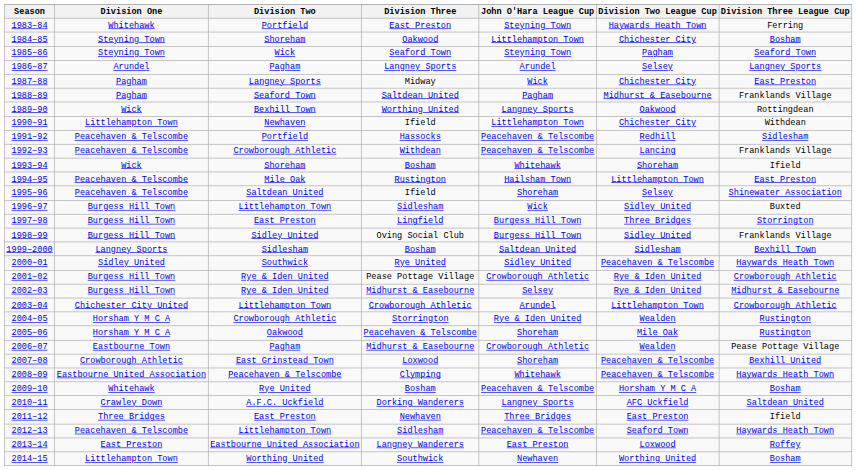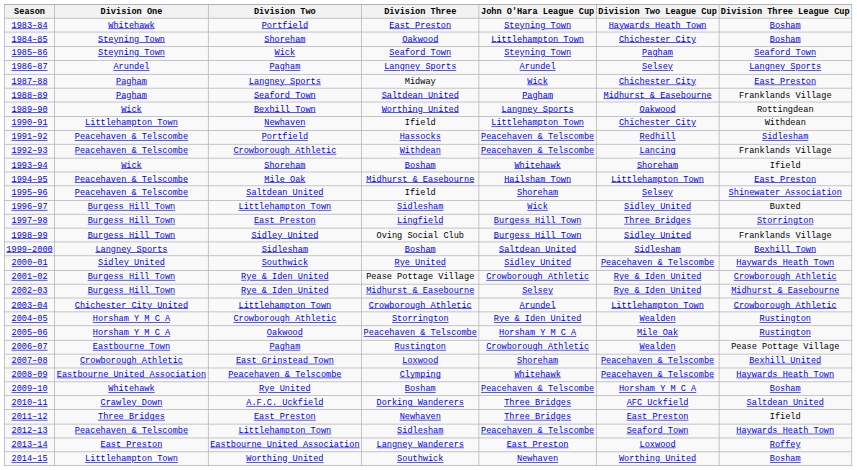(785, 25) Ferring -> (785, 25) Bosham
(420, 179) Rustington -> (420, 179) Midhurst & Easebourne
(538, 333) Shoreham -> (538, 333) Horsham Y M C A
(420, 347) Midhurst & Easebourne -> (420, 347) Rustington
(538, 403) Langney Sports -> (538, 403) Three Bridges
